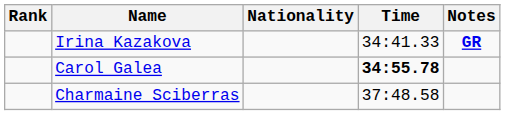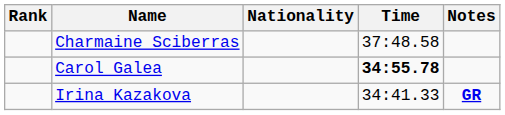rows swapped: (123, 44) <-> (147, 96)
